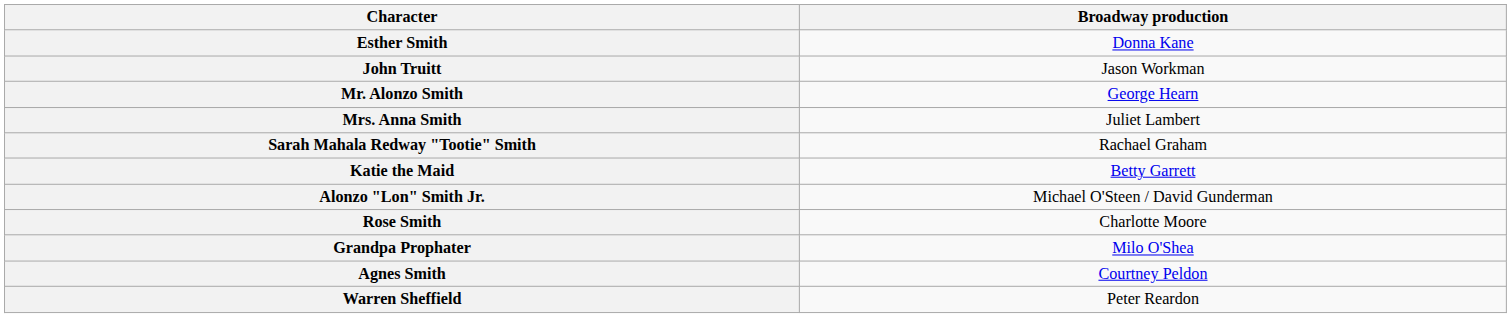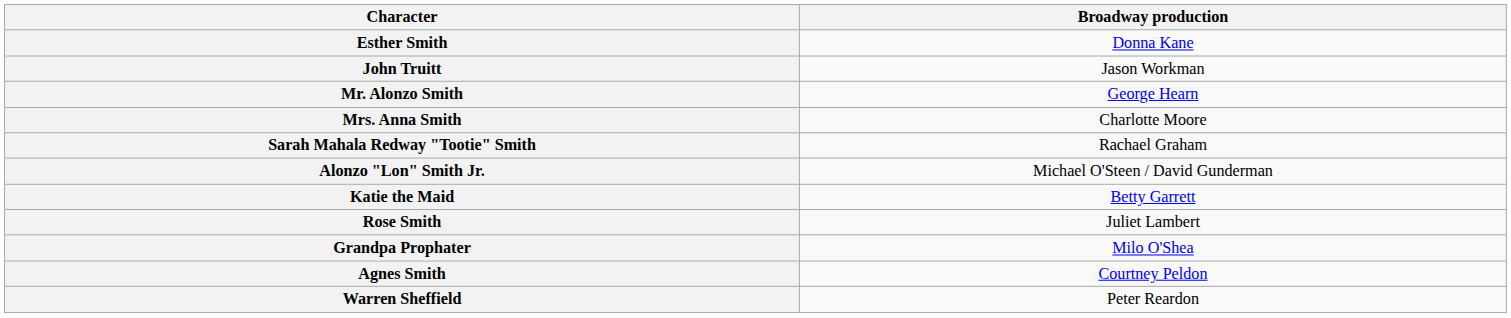(1153, 119) Juliet Lambert -> (1153, 119) Charlotte Moore
rows swapped: (402, 171) <-> (402, 196)
(1153, 222) Charlotte Moore -> (1153, 222) Juliet Lambert
